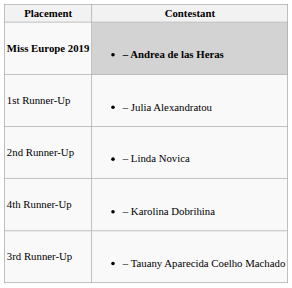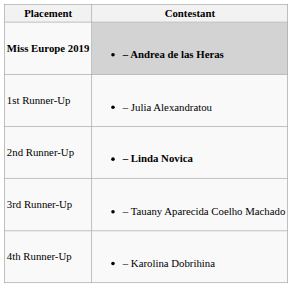(190, 159) normal -> (190, 159) bold
rows swapped: (40, 257) <-> (39, 204)
